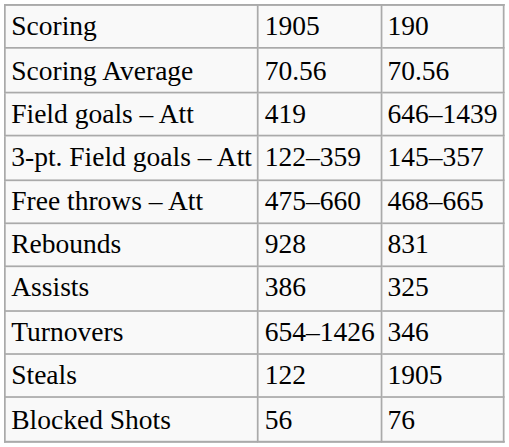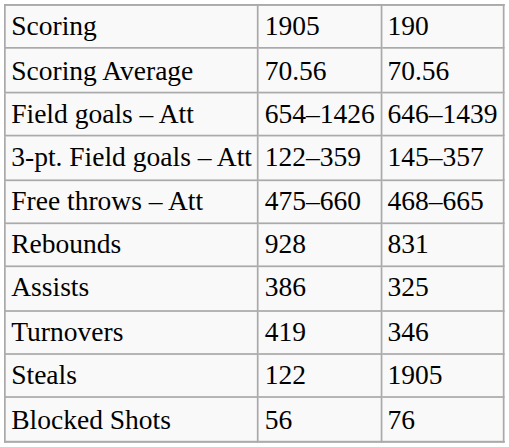(285, 113) 419 -> (320, 113) 654–1426
(320, 331) 654–1426 -> (285, 331) 419
